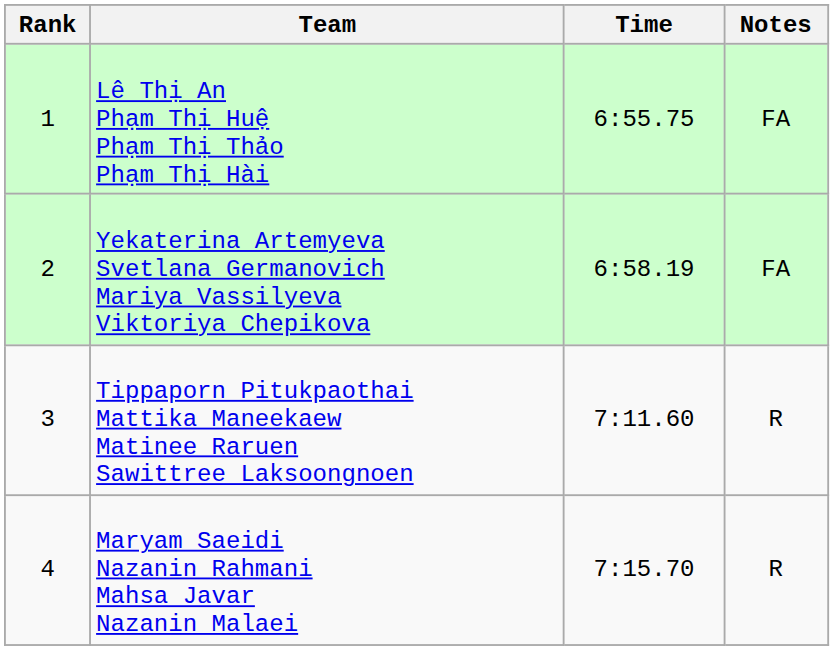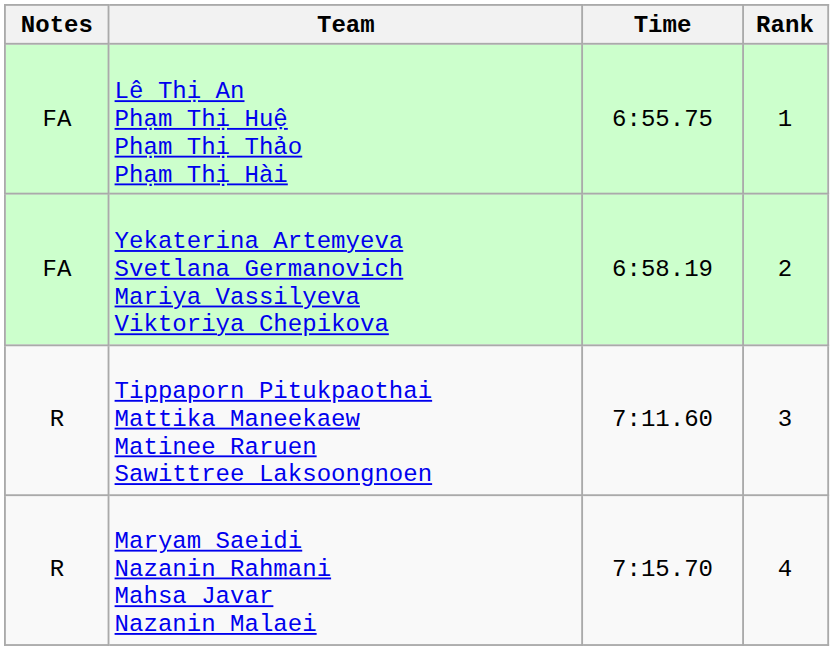columns swapped: (48, 25) <-> (776, 25)
